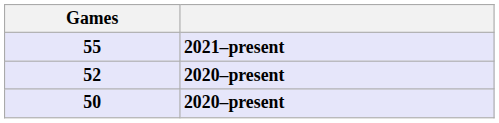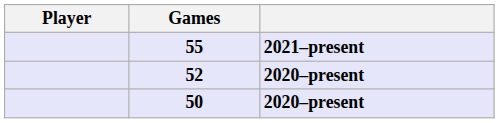+ column: (67, 18)
